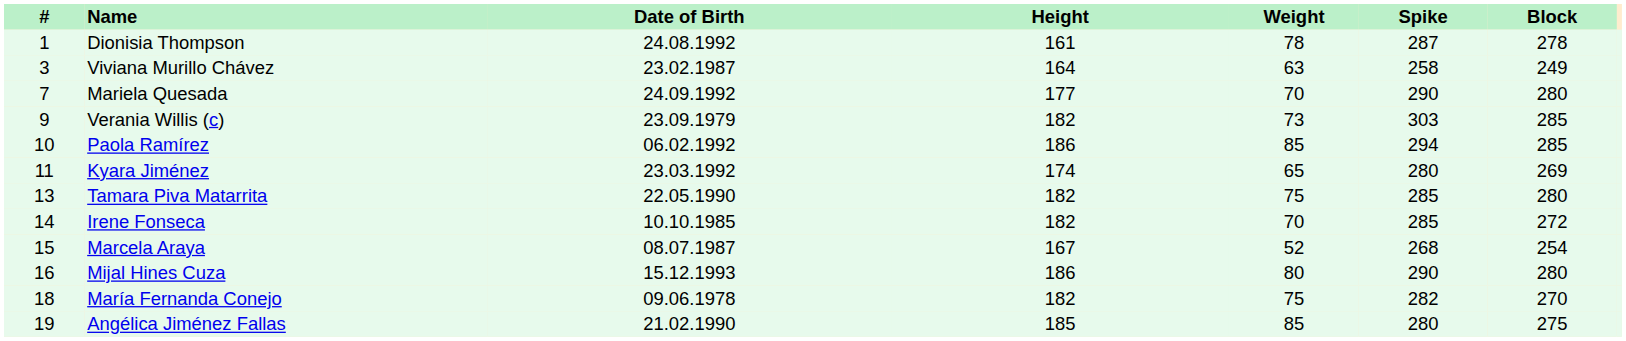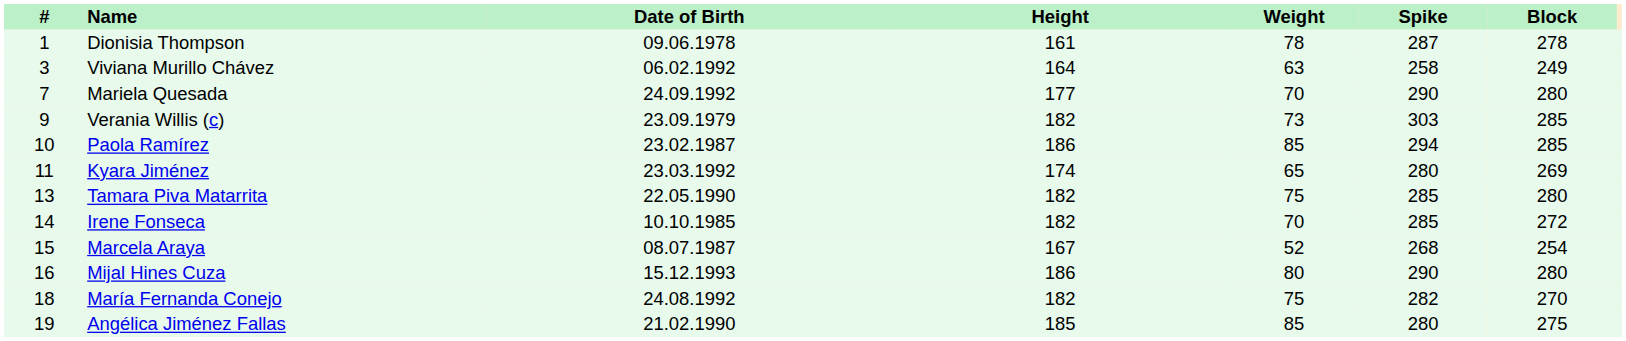(689, 42) 24.08.1992 -> (689, 42) 09.06.1978
(689, 68) 23.02.1987 -> (689, 68) 06.02.1992
(689, 145) 06.02.1992 -> (689, 145) 23.02.1987
(689, 298) 09.06.1978 -> (689, 298) 24.08.1992
